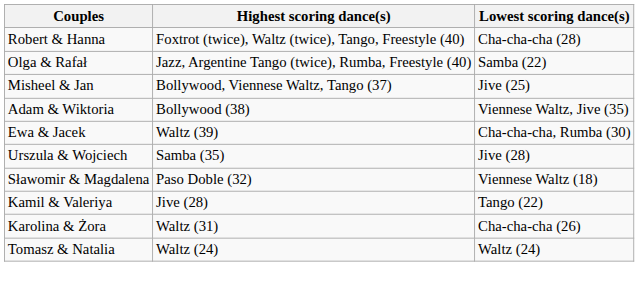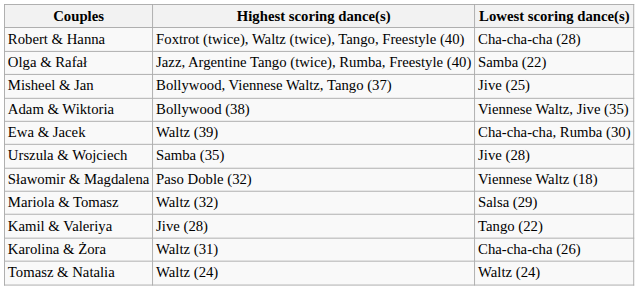+ row: (63, 202)
